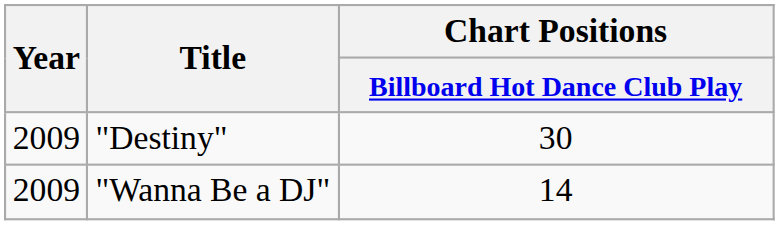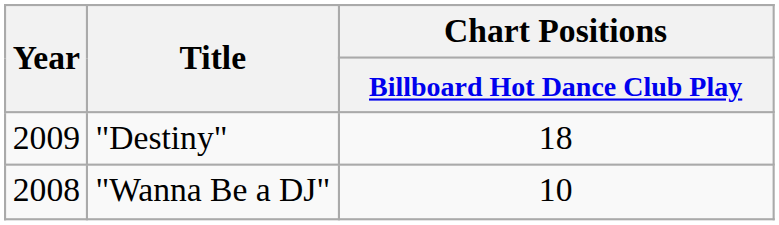(556, 137) 30 -> (556, 137) 18
(46, 191) 2009 -> (46, 191) 2008
(556, 191) 14 -> (556, 191) 10
